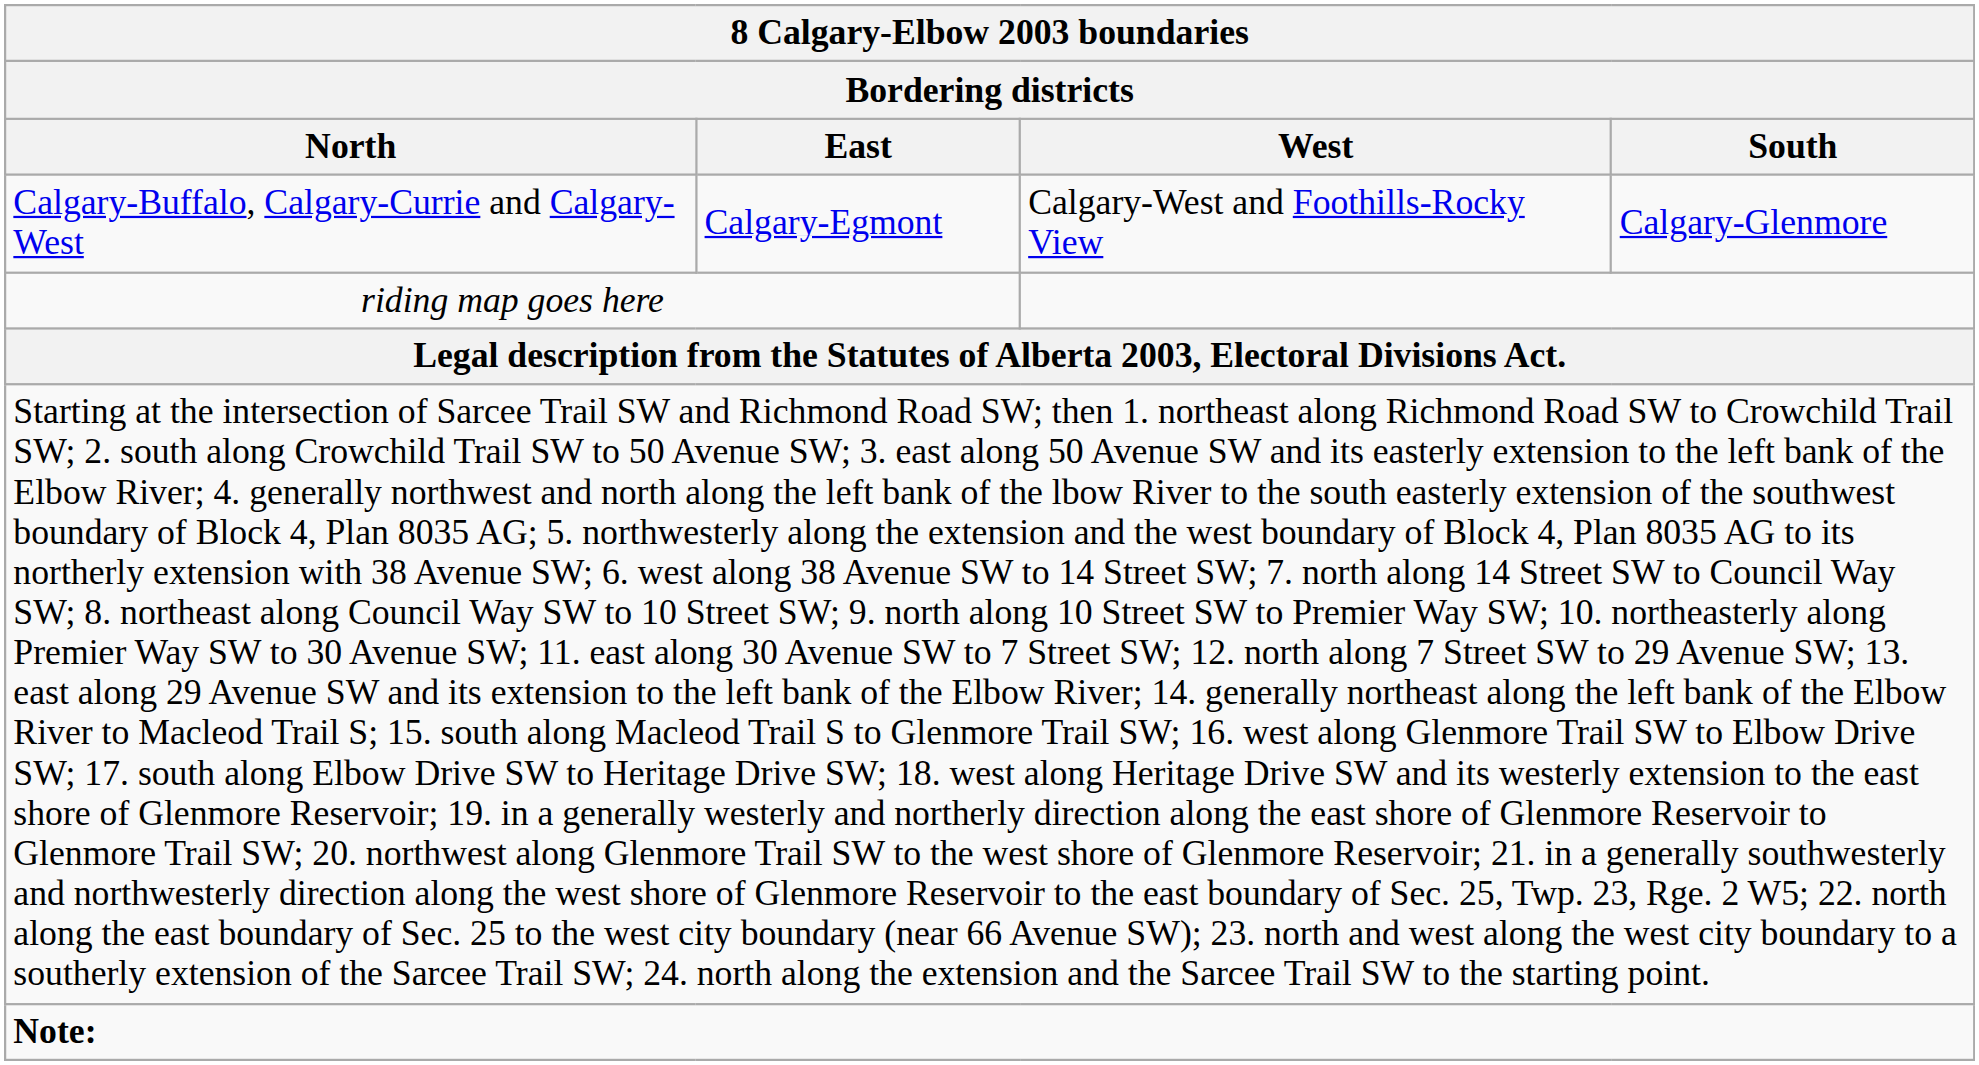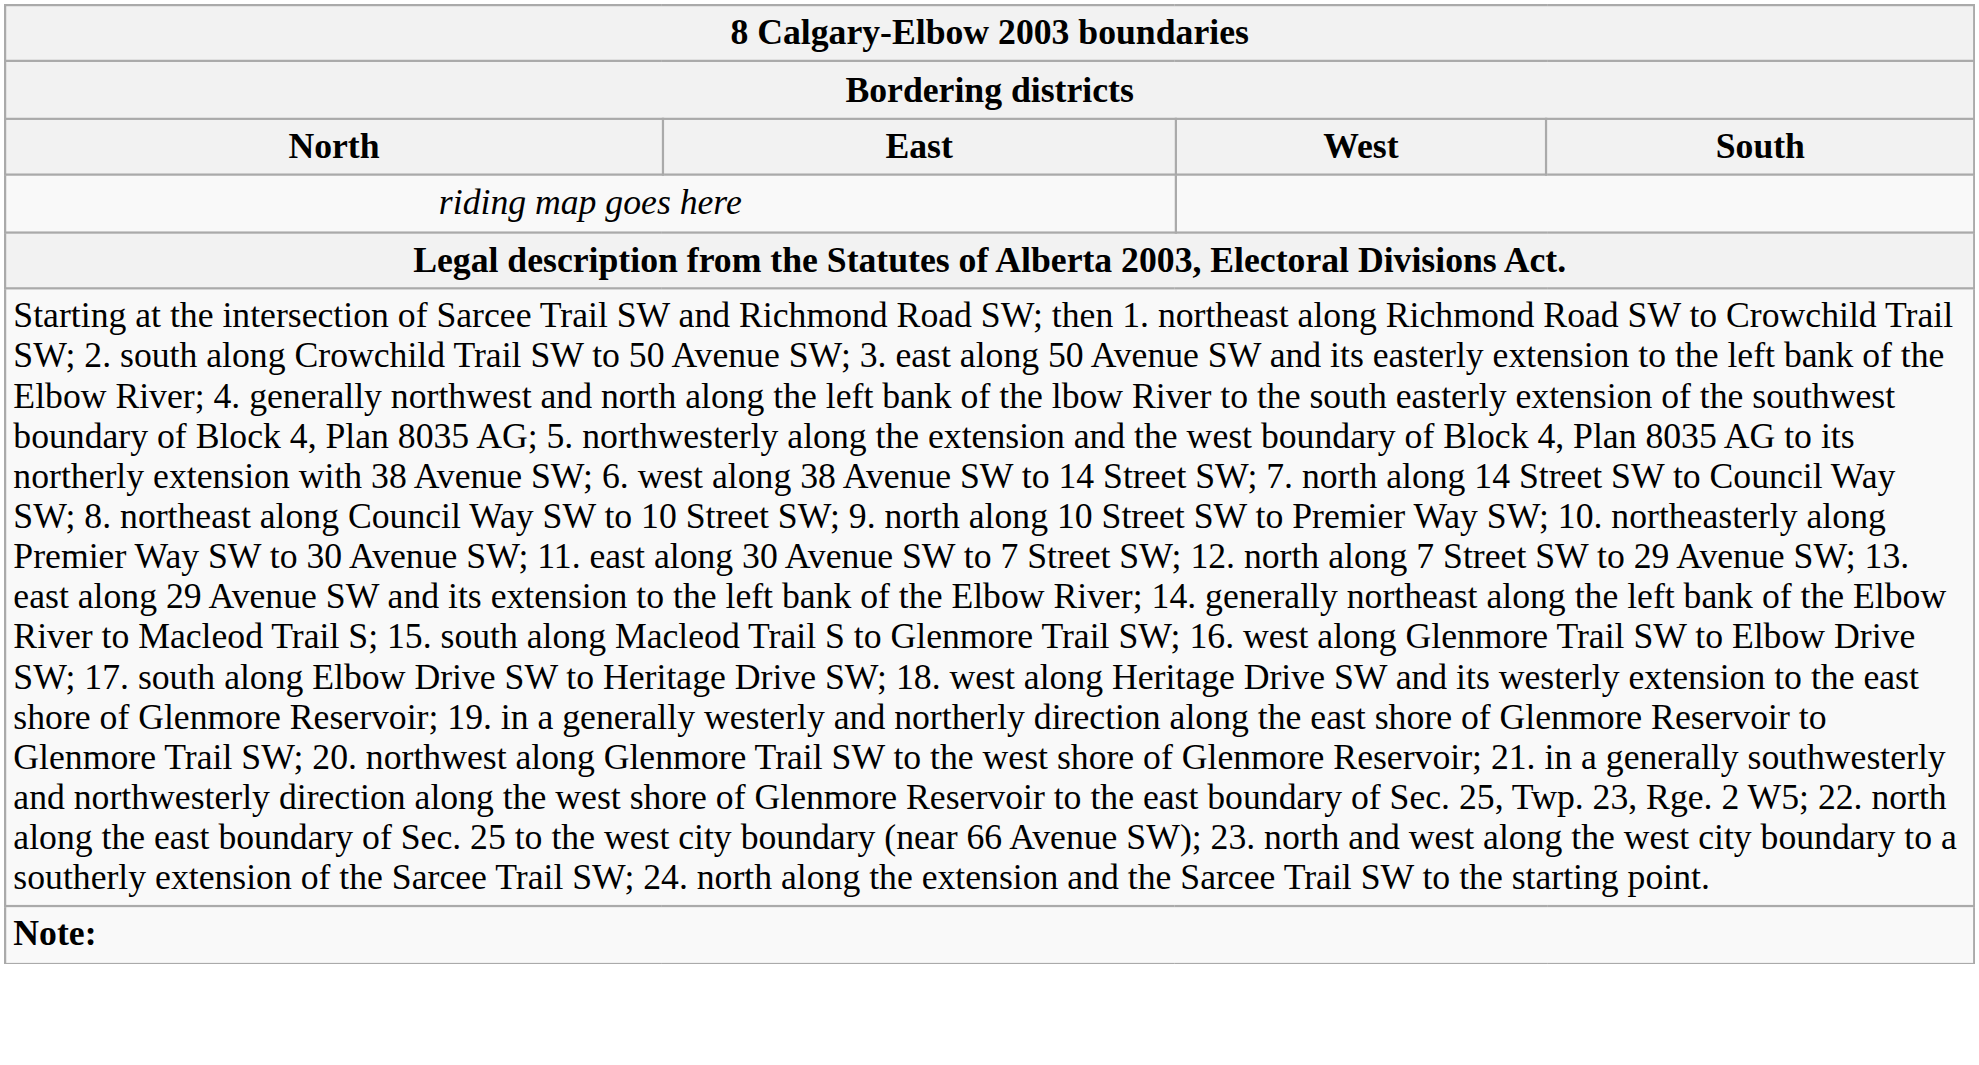- row: (344, 222)
